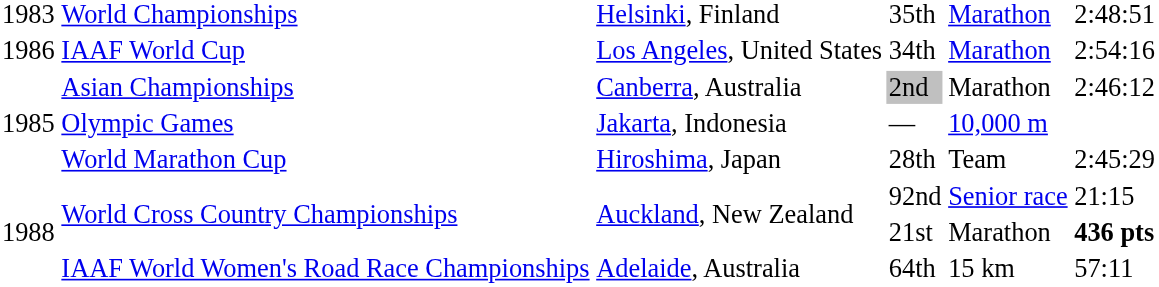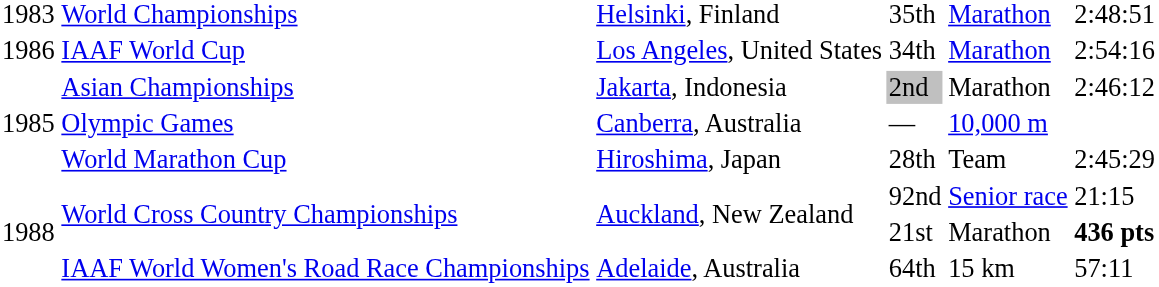(699, 87) Canberra, Australia -> (691, 87) Jakarta, Indonesia
(691, 123) Jakarta, Indonesia -> (699, 123) Canberra, Australia
